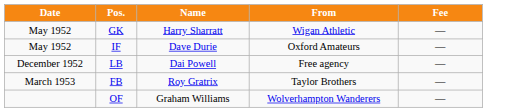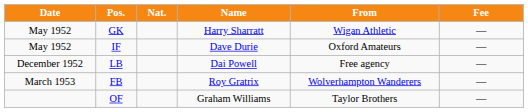+ column: (157, 13)
(324, 81) Taylor Brothers -> (365, 81) Wolverhampton Wanderers
(324, 98) Wolverhampton Wanderers -> (365, 98) Taylor Brothers
